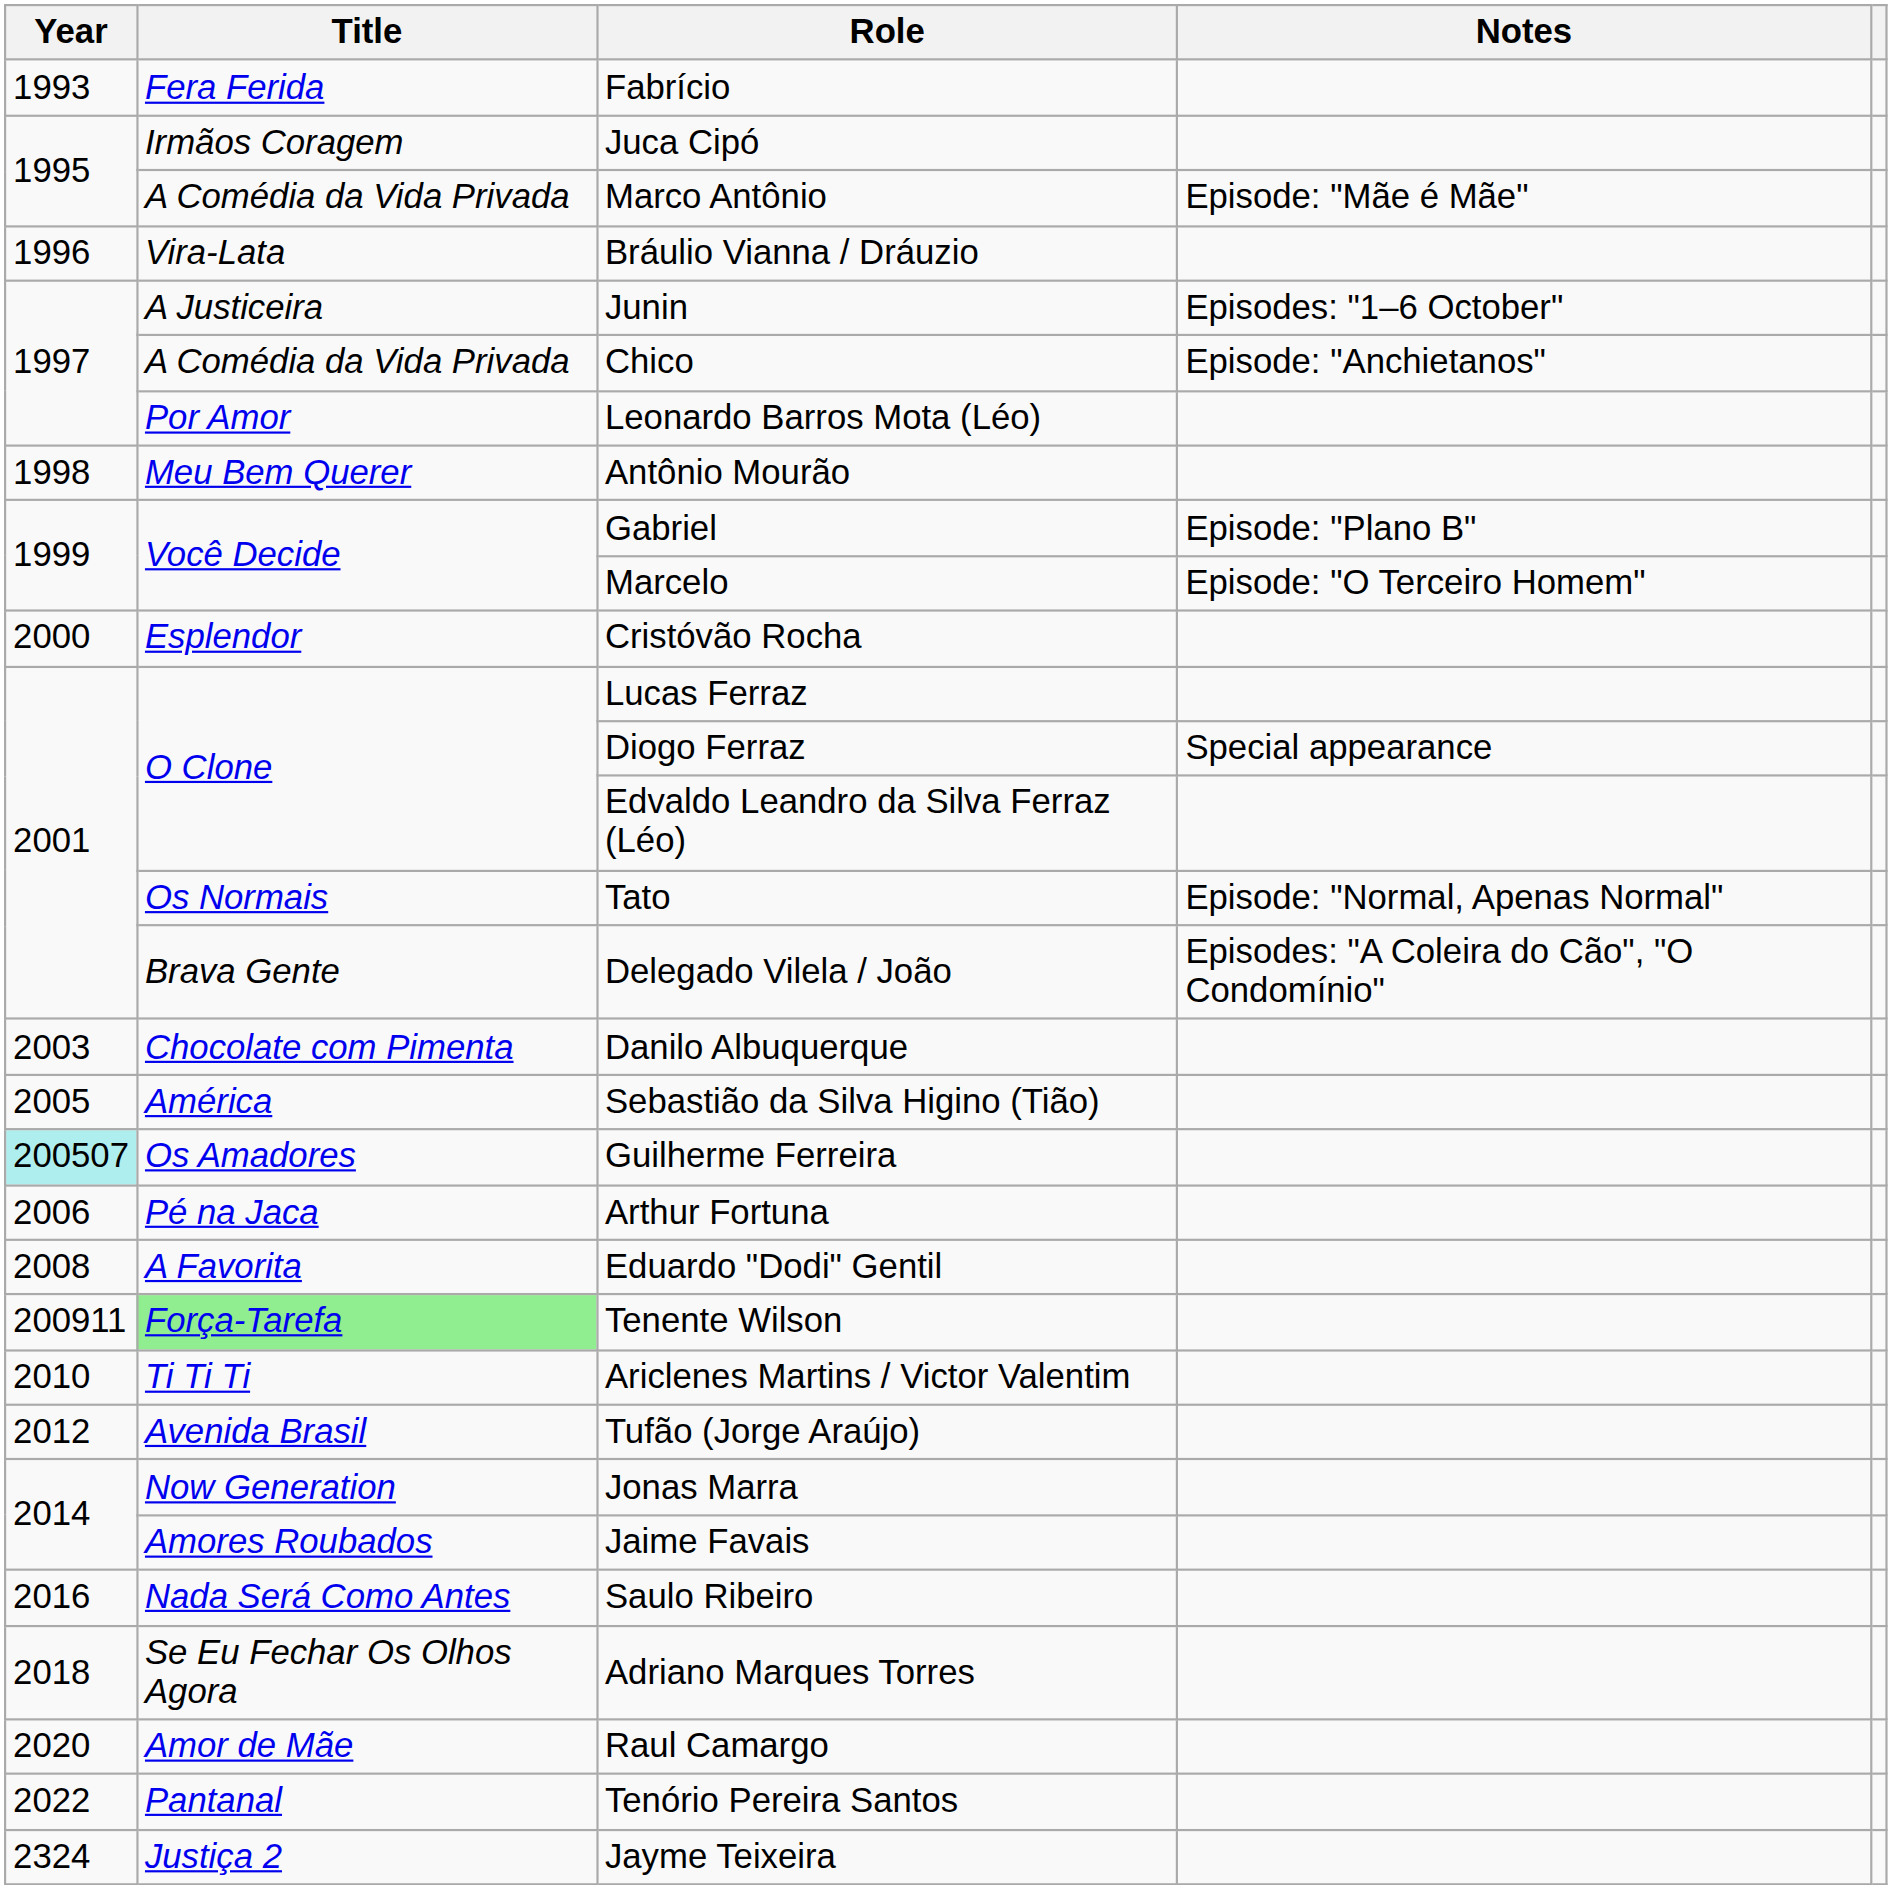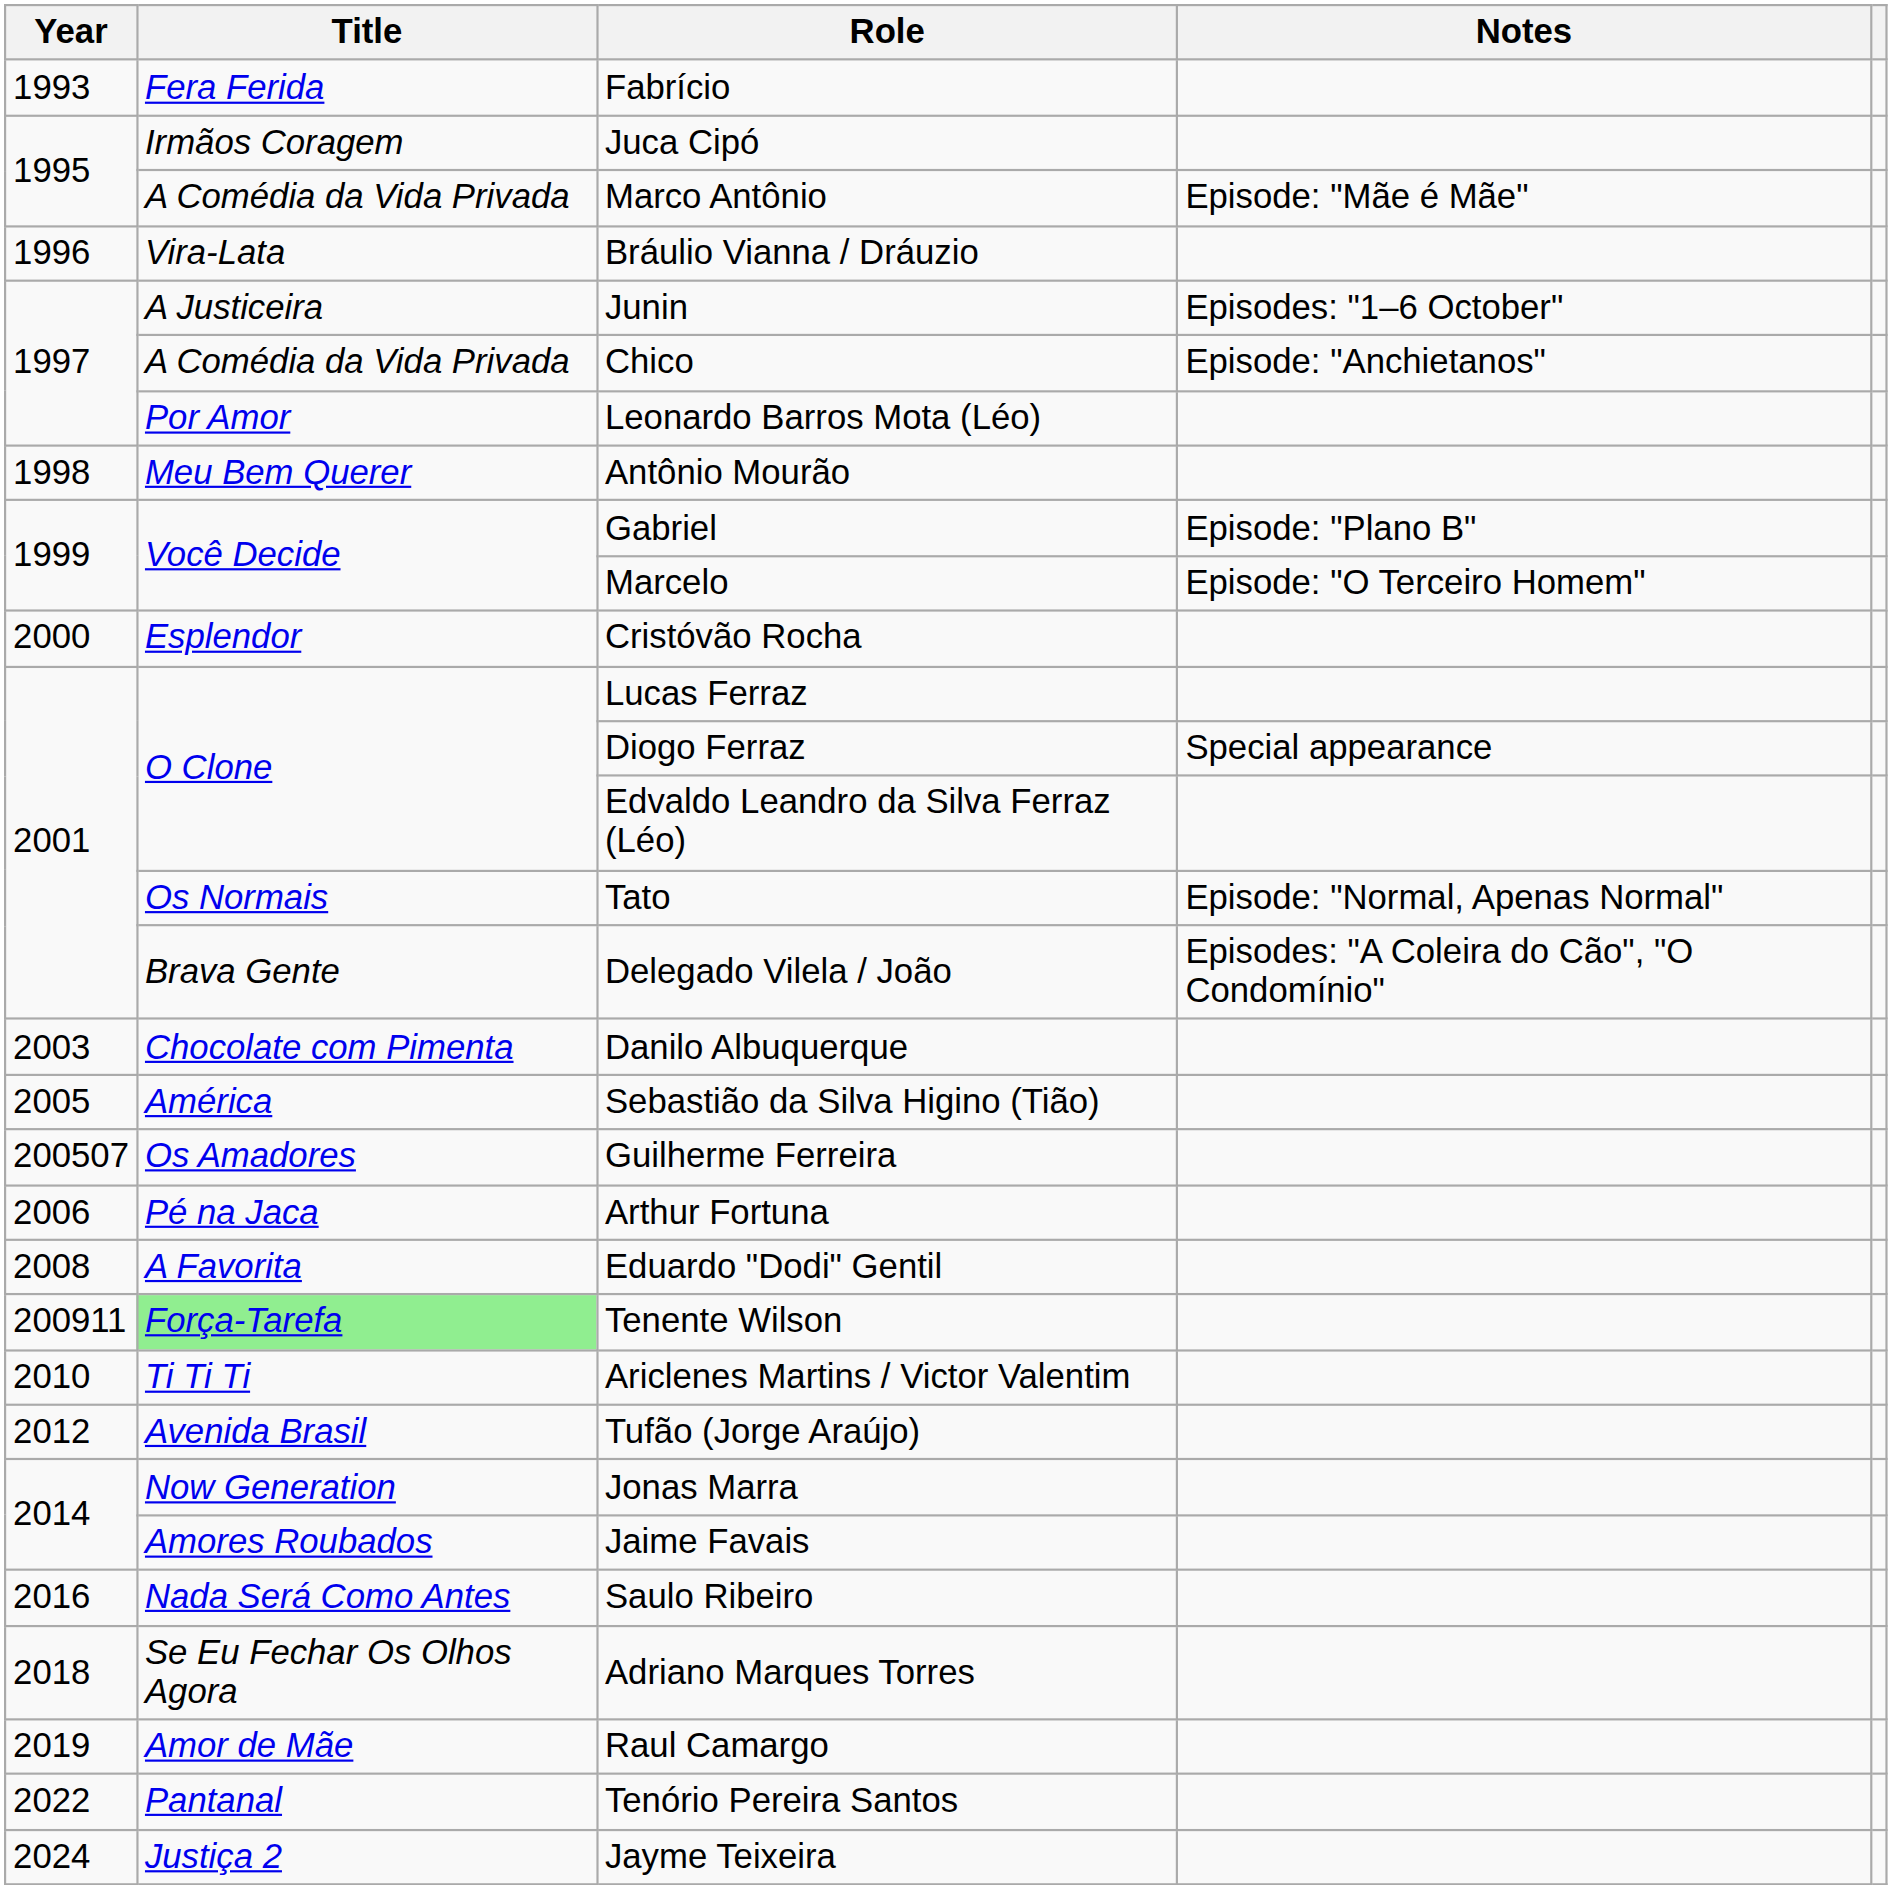(71, 1156) paleturquoise background -> (71, 1156) no background
(52, 1746) 2020 -> (52, 1746) 2019
(52, 1856) 2324 -> (52, 1856) 2024
